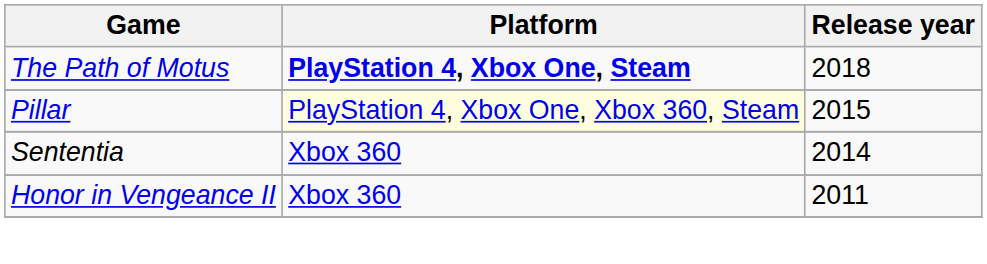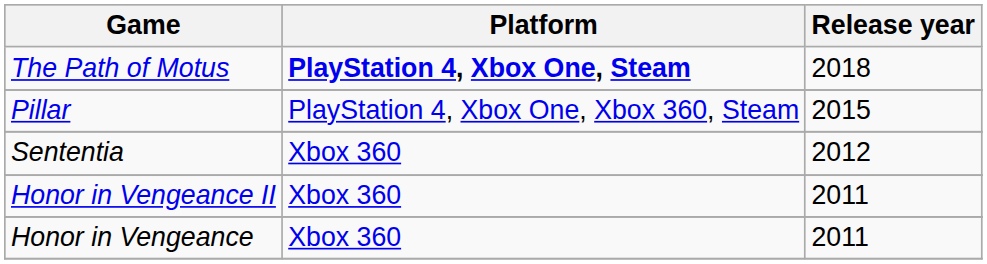(544, 110) lightyellow background -> (544, 110) no background
(841, 152) 2014 -> (841, 152) 2012
+ row: (132, 237)
